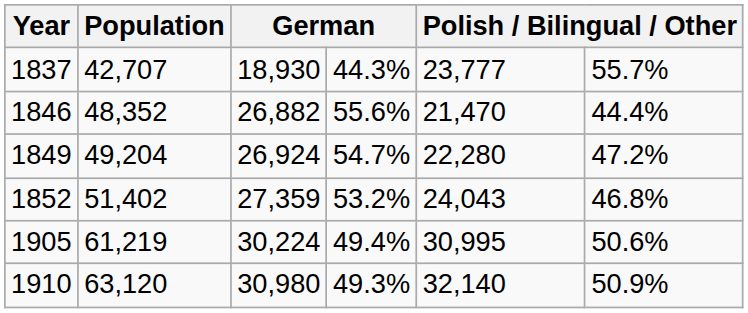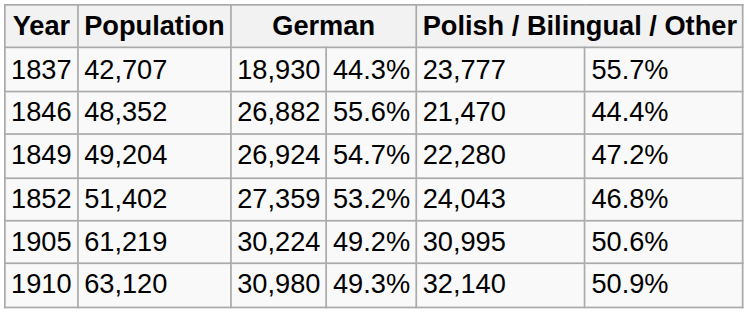(372, 241) 49.4% -> (372, 241) 49.2%
